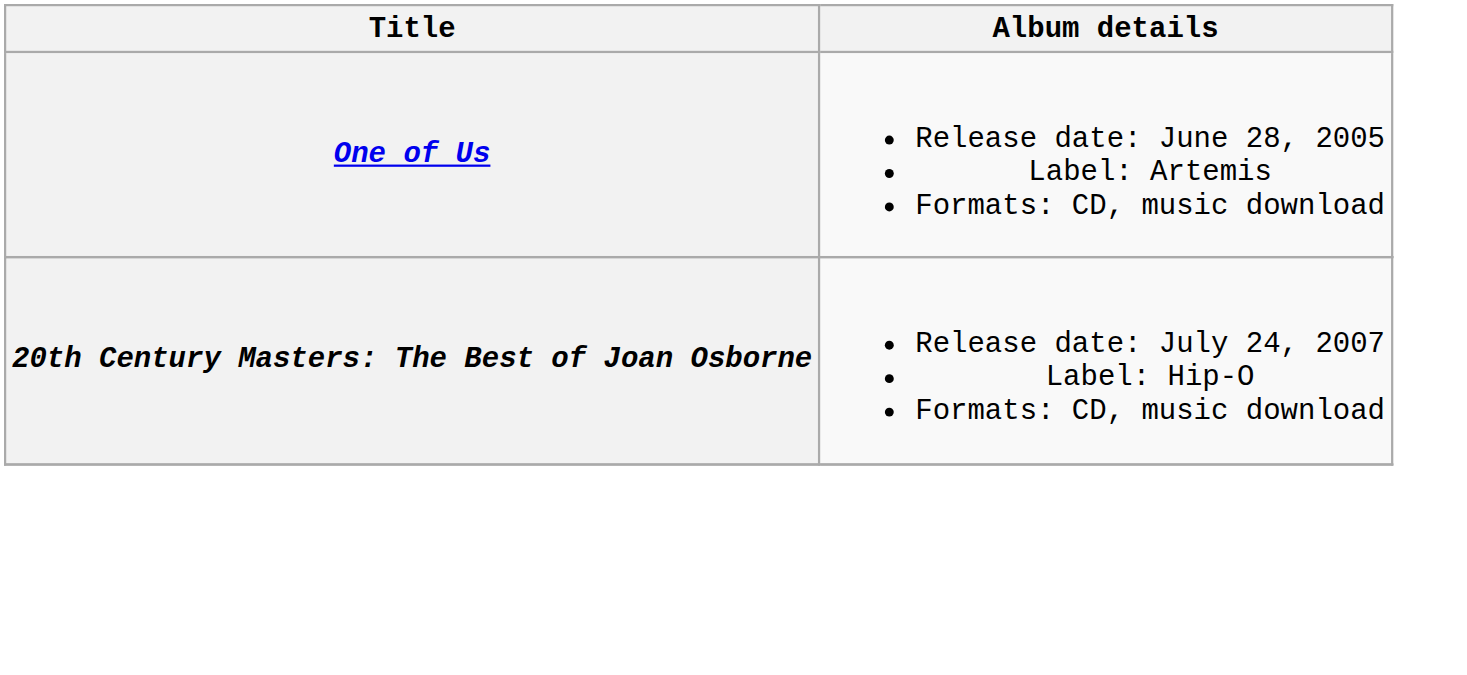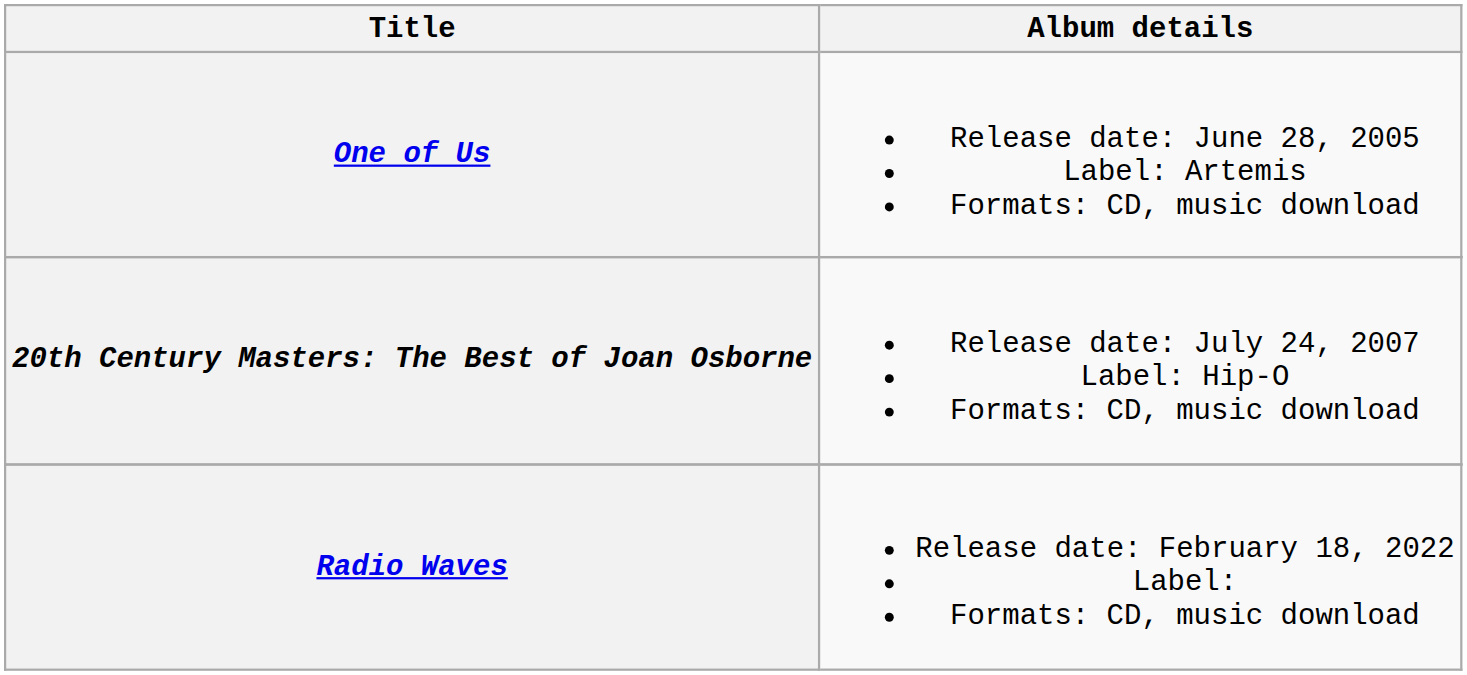+ row: (412, 566)
